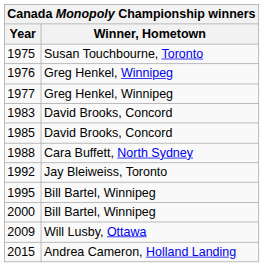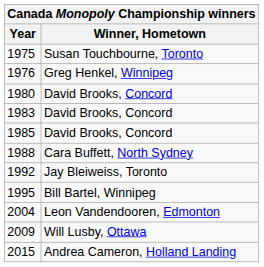- row: (21, 93)
+ row: (21, 93)
- row: (21, 212)
+ row: (21, 212)
